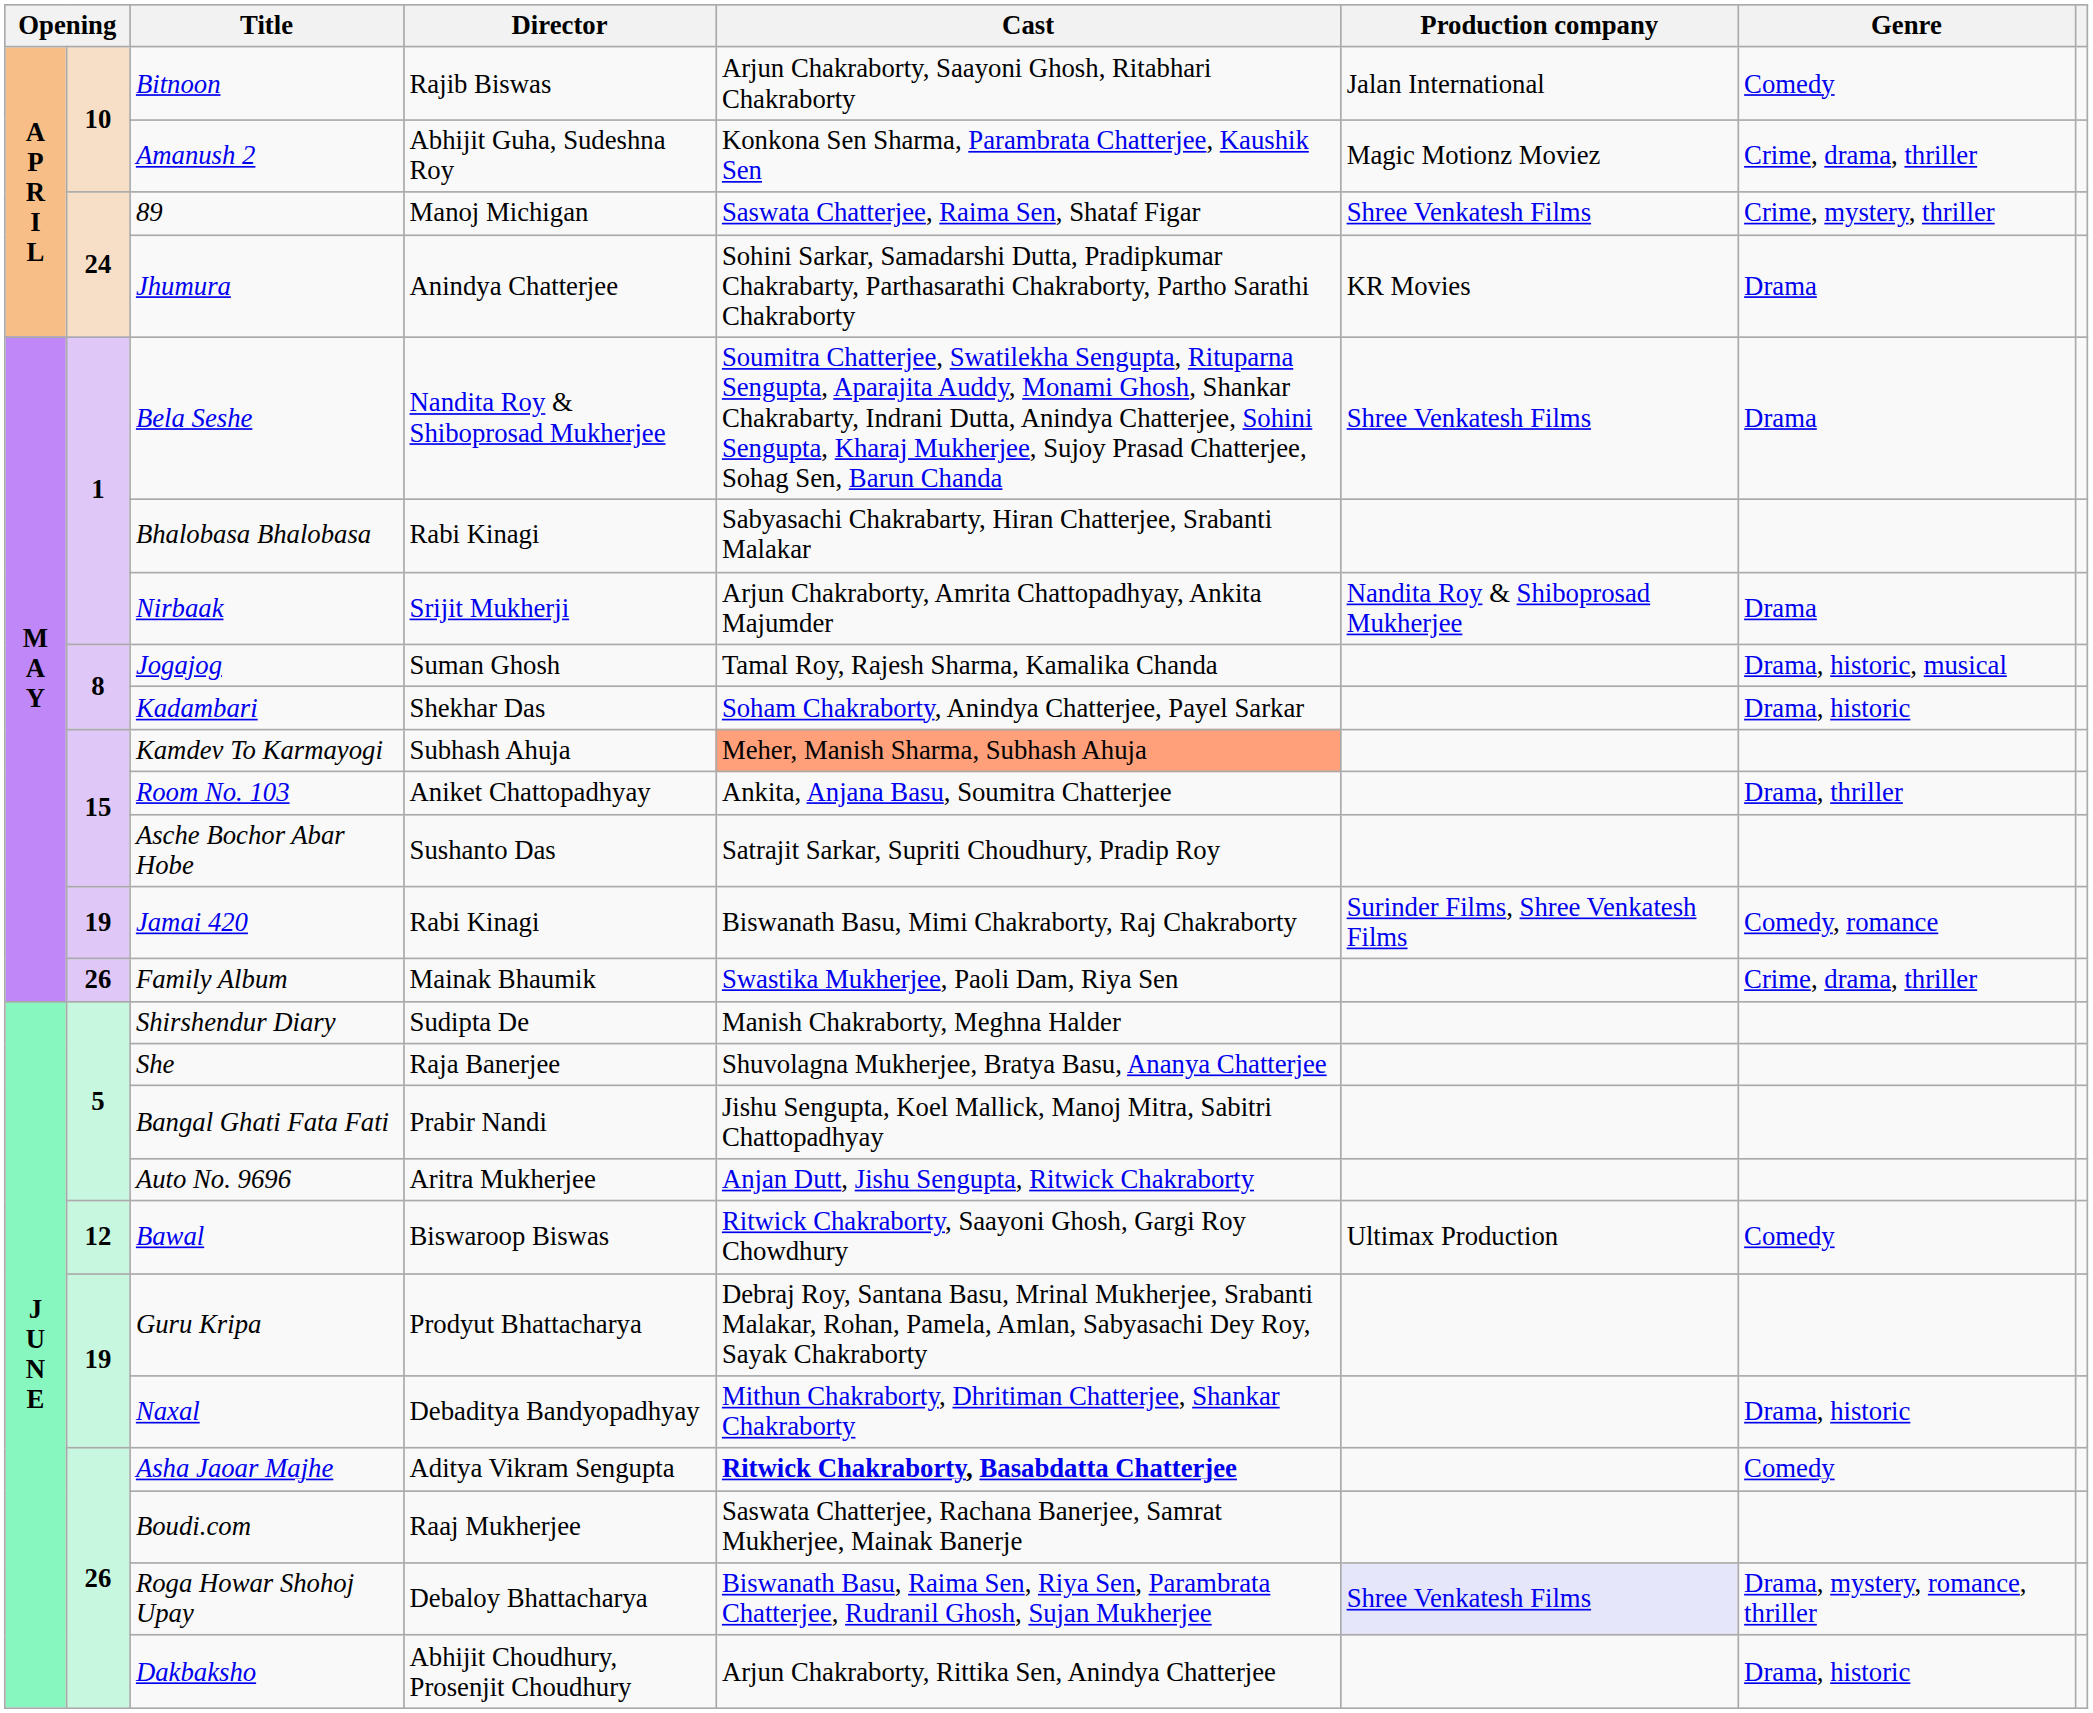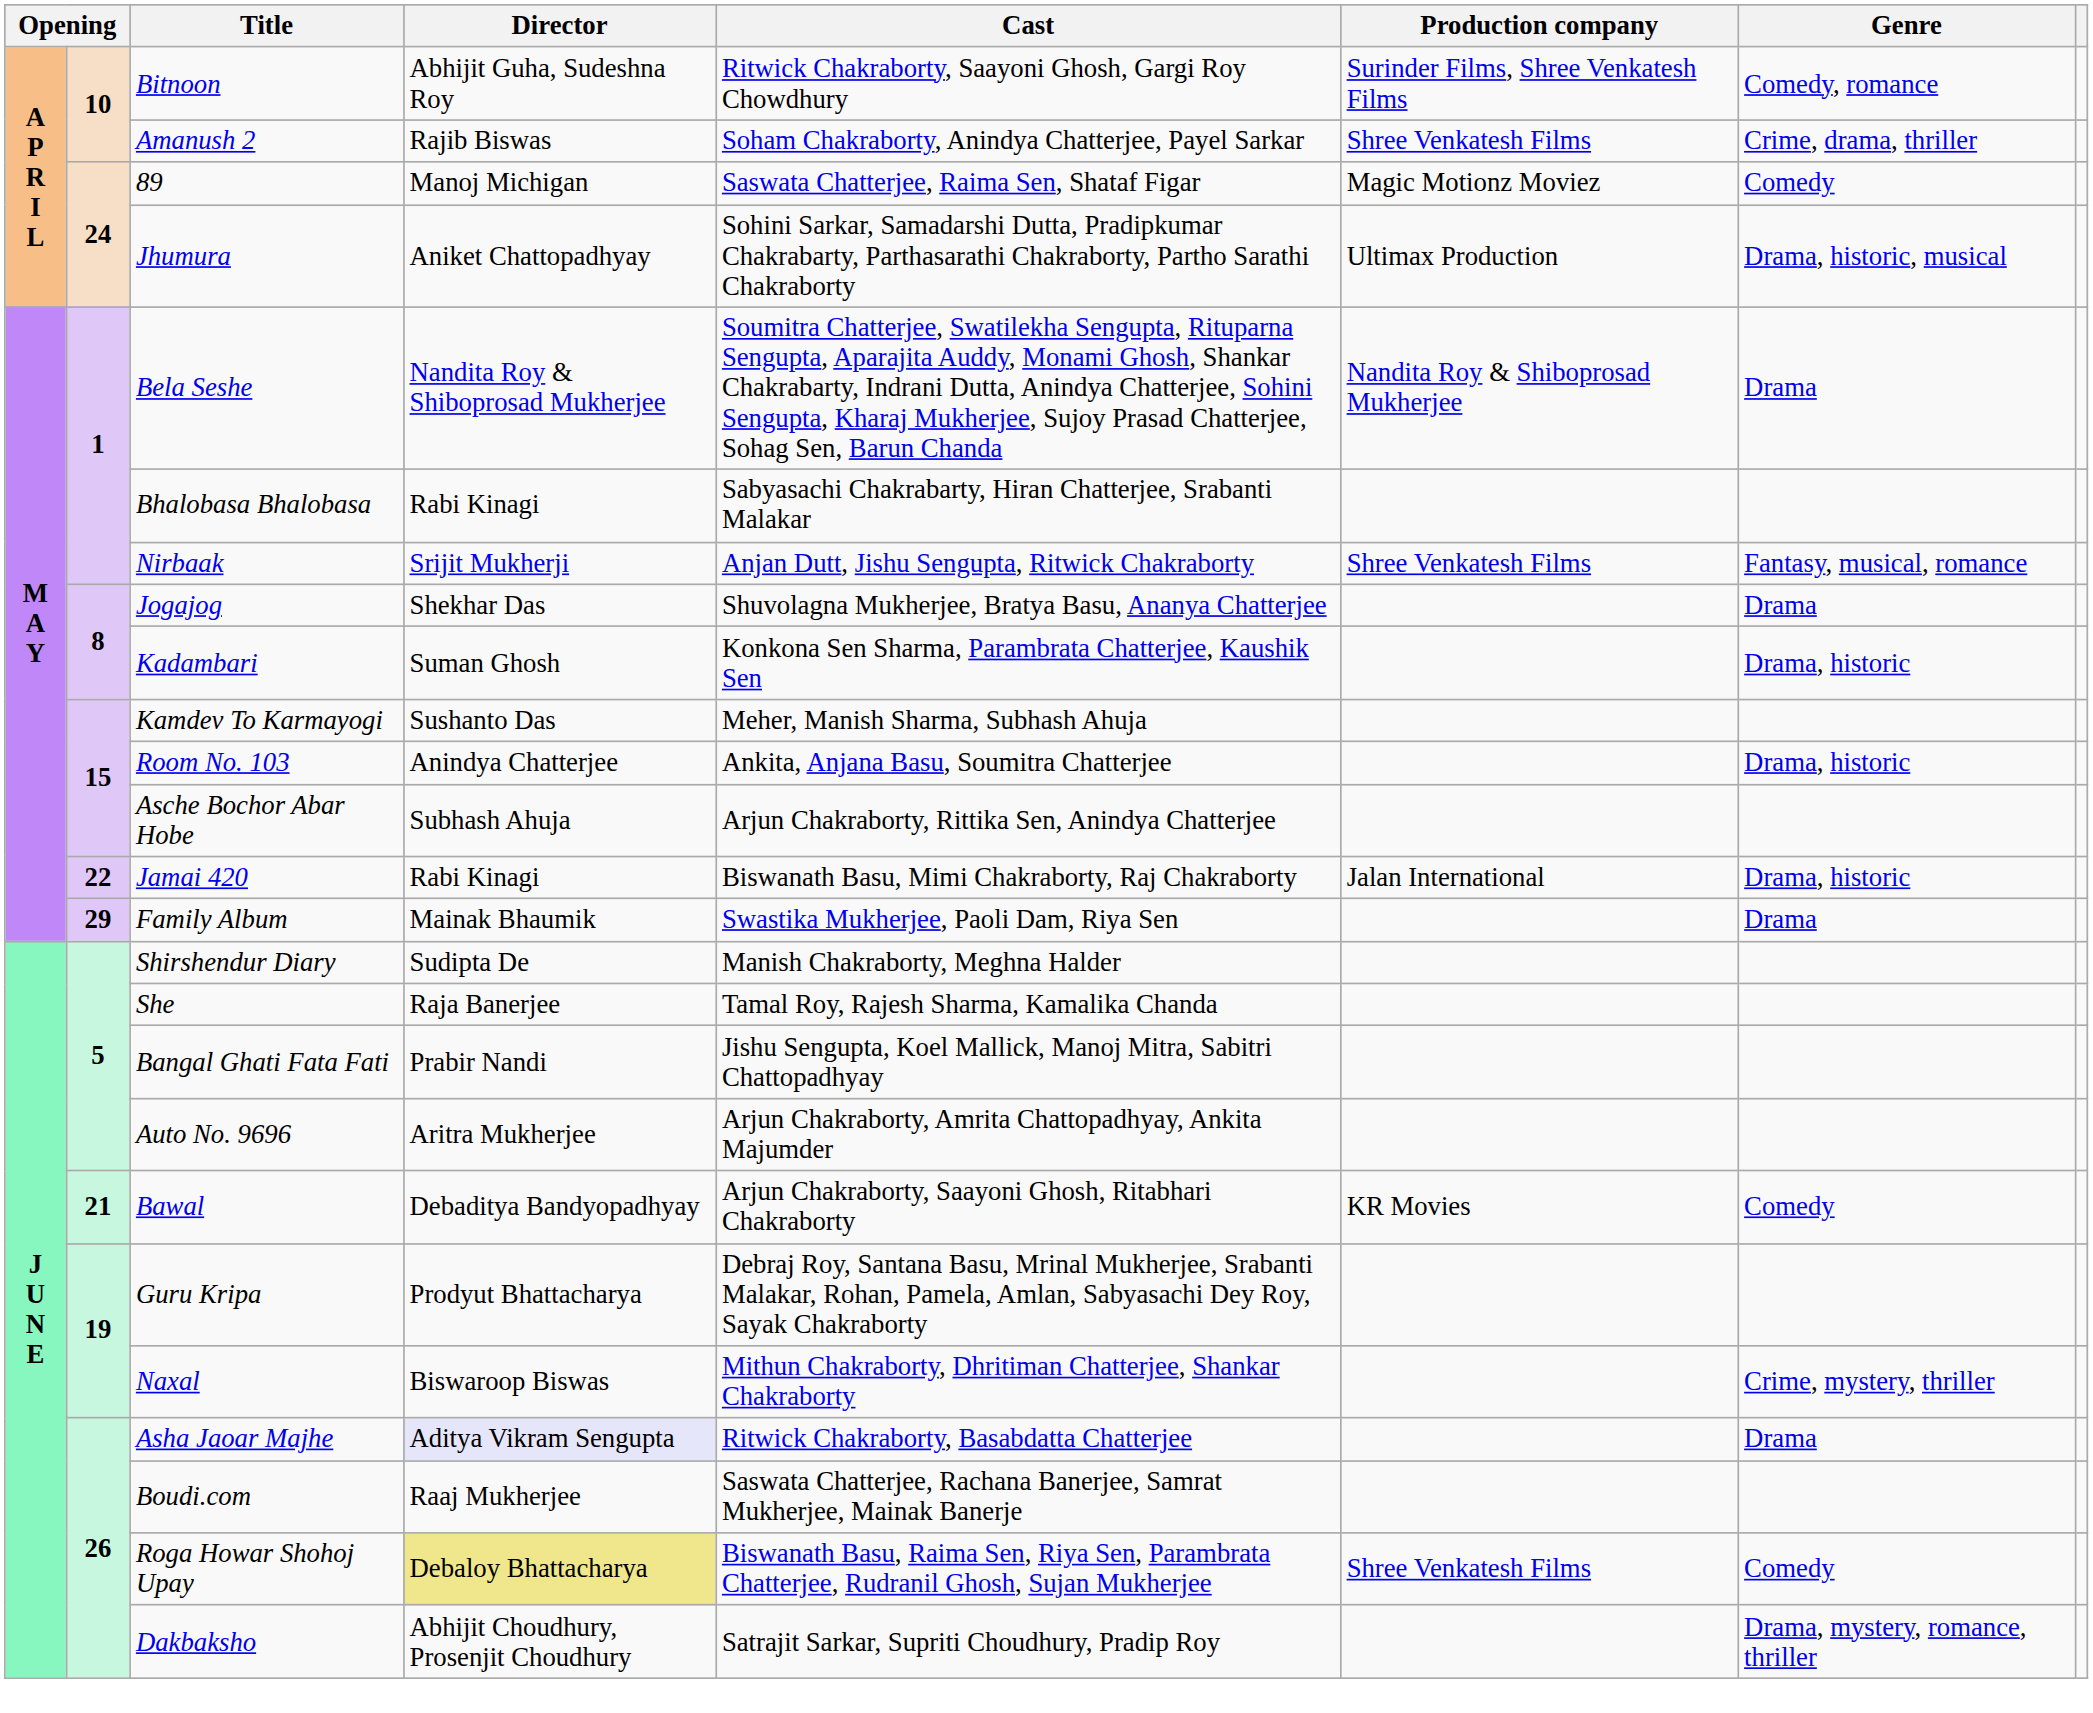(480, 83) Rajib Biswas -> (538, 83) Abhijit Guha, Sudeshna Roy
(967, 83) Arjun Chakraborty, Saayoni Ghosh, Ritabhari Chakraborty -> (984, 83) Ritwick Chakraborty, Saayoni Ghosh, Gargi Roy Chowdhury
(1446, 83) Jalan International -> (1522, 83) Surinder Films, Shree Venkatesh Films
(1789, 83) Comedy -> (1841, 83) Comedy, romance
(538, 155) Abhijit Guha, Sudeshna Roy -> (480, 140) Rajib Biswas
(1015, 155) Konkona Sen Sharma, Parambrata Chatterjee, Kaushik Sen -> (1013, 140) Soham Chakraborty, Anindya Chatterjee, Payel Sarkar
(1474, 155) Magic Motionz Moviez -> (1469, 140) Shree Venkatesh Films
(1469, 212) Shree Venkatesh Films -> (1474, 182) Magic Motionz Moviez
(1869, 212) Crime, mystery, thriller -> (1789, 182) Comedy
(514, 285) Anindya Chatterjee -> (530, 255) Aniket Chattopadhyay
(1409, 285) KR Movies -> (1452, 255) Ultimax Production
(1780, 285) Drama -> (1875, 255) Drama, historic, musical
(1469, 417) Shree Venkatesh Films -> (1498, 387) Nandita Roy & Shiboprosad Mukherjee
(992, 607) Arjun Chakraborty, Amrita Chattopadhyay, Ankita Majumder -> (988, 562) Anjan Dutt, Jishu Sengupta, Ritwick Chakraborty
(1498, 607) Nandita Roy & Shiboprosad Mukherjee -> (1469, 562) Shree Venkatesh Films
(1780, 607) Drama -> (1886, 562) Fantasy, musical, romance
(485, 665) Suman Ghosh -> (477, 605) Shekhar Das
(970, 665) Tamal Roy, Rajesh Sharma, Kamalika Chanda -> (1024, 605) Shuvolagna Mukherjee, Bratya Basu, Ananya Chatterjee
(1875, 665) Drama, historic, musical -> (1780, 605) Drama
(477, 707) Shekhar Das -> (485, 662) Suman Ghosh
(1013, 707) Soham Chakraborty, Anindya Chatterjee, Payel Sarkar -> (1015, 662) Konkona Sen Sharma, Parambrata Chatterjee, Kaushik Sen
(490, 750) Subhash Ahuja -> (483, 719) Sushanto Das
(934, 750) lightsalmon background -> (934, 719) no background
(530, 792) Aniket Chattopadhyay -> (514, 762) Anindya Chatterjee
(1824, 792) Drama, thriller -> (1827, 762) Drama, historic
(483, 849) Sushanto Das -> (490, 819) Subhash Ahuja
(971, 849) Satrajit Sarkar, Supriti Choudhury, Pradip Roy -> (999, 819) Arjun Chakraborty, Rittika Sen, Anindya Chatterjee
(98, 922) 19 -> (98, 877) 22
(1522, 922) Surinder Films, Shree Venkatesh Films -> (1446, 877) Jalan International
(1841, 922) Comedy, romance -> (1827, 877) Drama, historic
(98, 979) 26 -> (98, 919) 29
(1861, 979) Crime, drama, thriller -> (1780, 919) Drama
(1024, 1064) Shuvolagna Mukherjee, Bratya Basu, Ananya Chatterjee -> (970, 1004) Tamal Roy, Rajesh Sharma, Kamalika Chanda
(988, 1179) Anjan Dutt, Jishu Sengupta, Ritwick Chakraborty -> (992, 1134) Arjun Chakraborty, Amrita Chattopadhyay, Ankita Majumder
(98, 1236) 12 -> (98, 1206) 21
(509, 1236) Biswaroop Biswas -> (555, 1206) Debaditya Bandyopadhyay
(984, 1236) Ritwick Chakraborty, Saayoni Ghosh, Gargi Roy Chowdhury -> (967, 1206) Arjun Chakraborty, Saayoni Ghosh, Ritabhari Chakraborty
(1452, 1236) Ultimax Production -> (1409, 1206) KR Movies
(555, 1411) Debaditya Bandyopadhyay -> (509, 1381) Biswaroop Biswas
(1827, 1411) Drama, historic -> (1869, 1381) Crime, mystery, thriller
(542, 1468) no background -> (542, 1438) lavender background
(979, 1468) bold -> (957, 1438) normal
(1789, 1468) Comedy -> (1780, 1438) Drama
(529, 1598) no background -> (529, 1568) khaki background
(1469, 1598) lavender background -> (1469, 1568) no background
(1885, 1598) Drama, mystery, romance, thriller -> (1789, 1568) Comedy
(999, 1671) Arjun Chakraborty, Rittika Sen, Anindya Chatterjee -> (971, 1641) Satrajit Sarkar, Supriti Choudhury, Pradip Roy
(1827, 1671) Drama, historic -> (1885, 1641) Drama, mystery, romance, thriller
